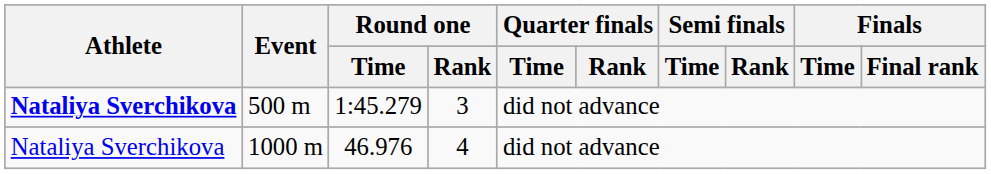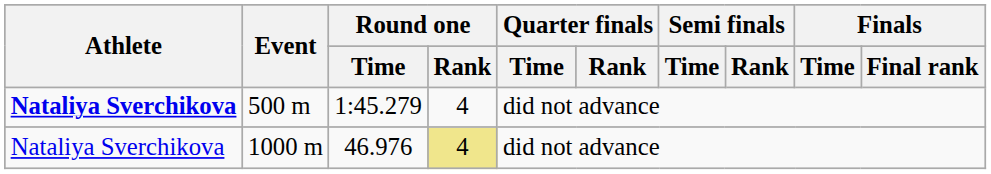(462, 107) 3 -> (462, 107) 4
(462, 147) no background -> (462, 147) khaki background
